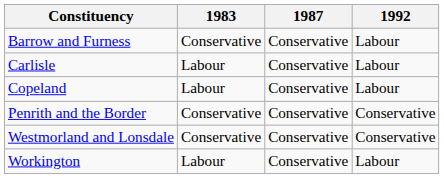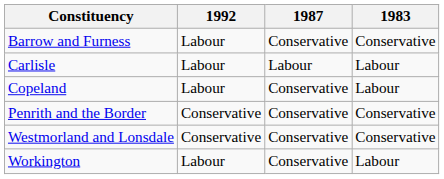columns swapped: (221, 16) <-> (395, 16)
(308, 64) Conservative -> (290, 64) Labour
